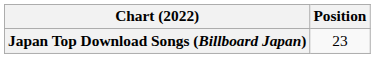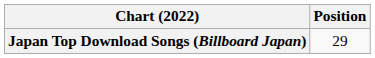(340, 41) 23 -> (340, 41) 29
